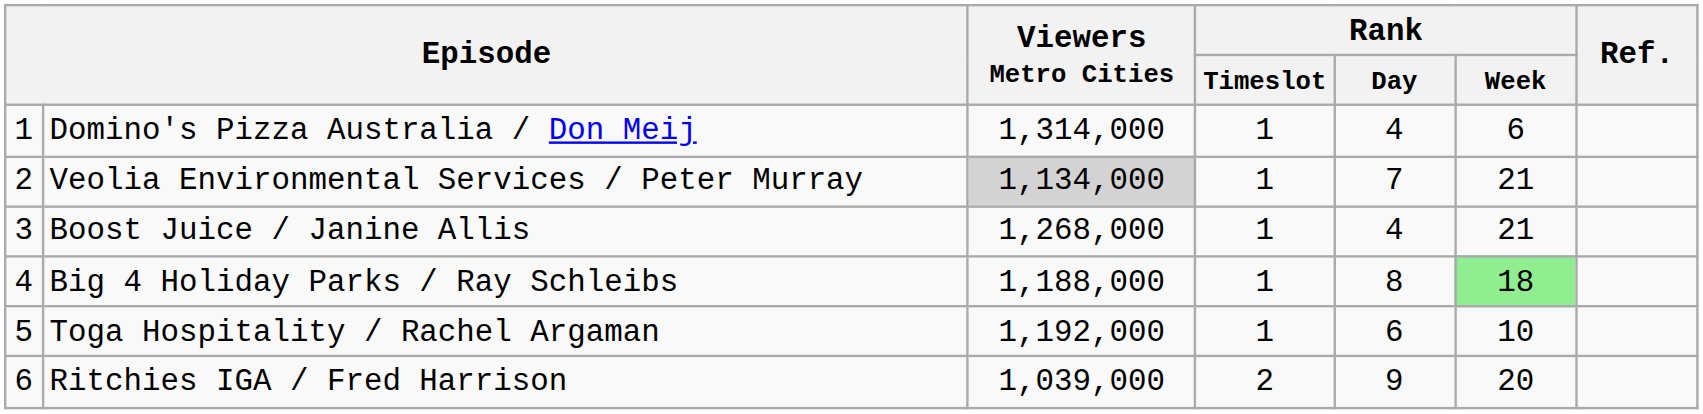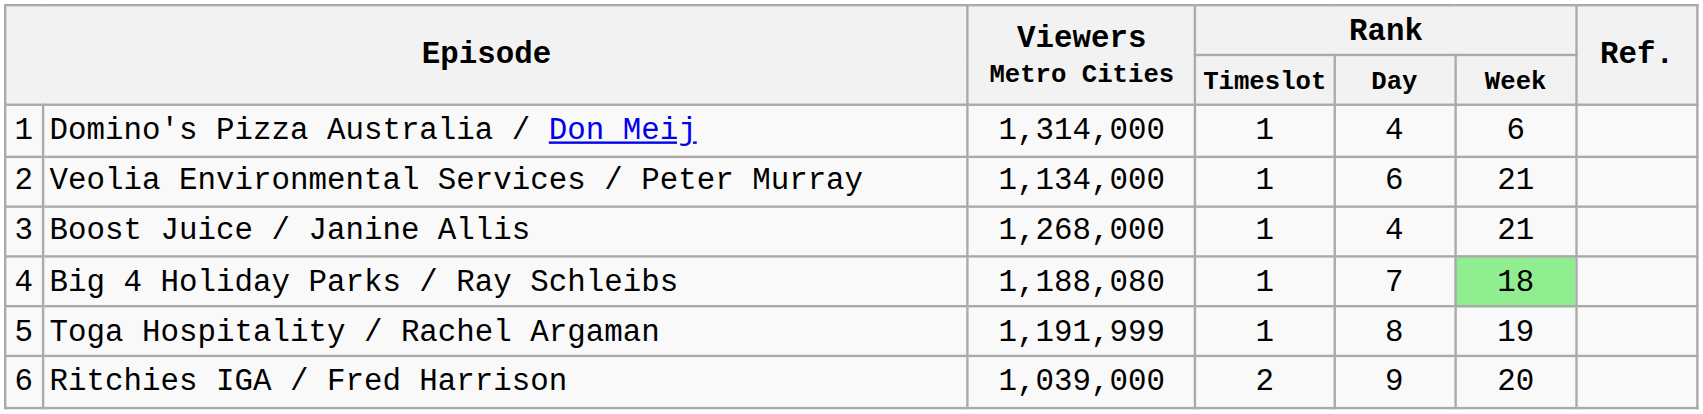(1082, 181) lightgrey background -> (1082, 181) no background
(1394, 181) 7 -> (1394, 181) 6
(1082, 281) 1,188,000 -> (1082, 281) 1,188,080
(1394, 281) 8 -> (1394, 281) 7
(1082, 332) 1,192,000 -> (1082, 332) 1,191,999
(1394, 332) 6 -> (1394, 332) 8
(1516, 332) 10 -> (1516, 332) 19
